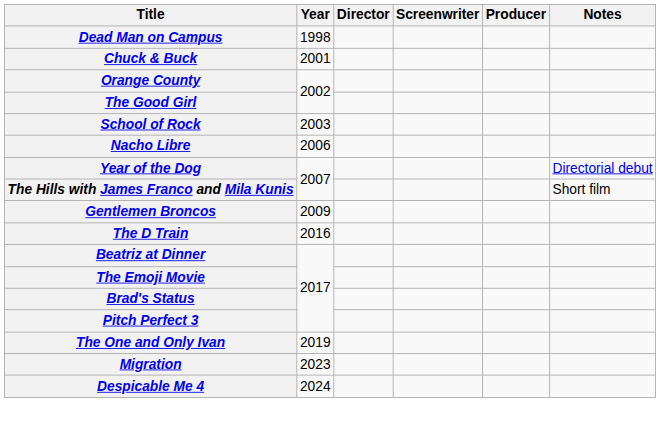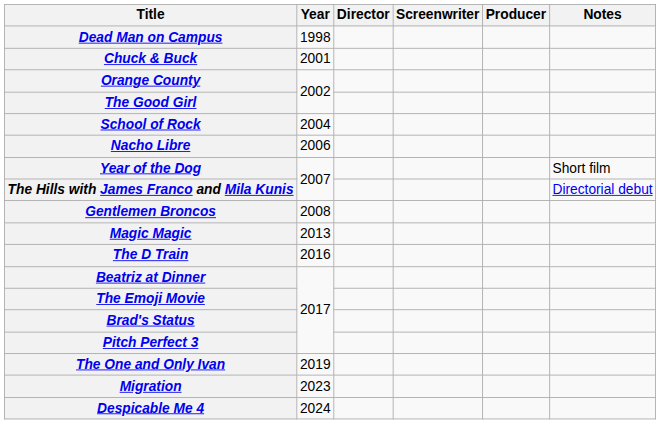(315, 124) 2003 -> (315, 124) 2004
(603, 168) Directorial debut -> (582, 168) Short film
(582, 189) Short film -> (603, 189) Directorial debut
(315, 211) 2009 -> (315, 211) 2008
+ row: (151, 233)
